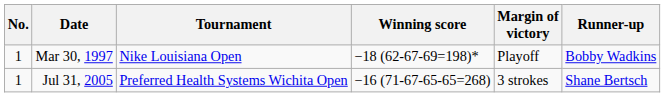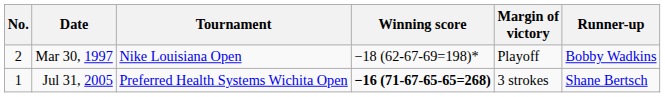(18, 56) 1 -> (18, 56) 2
(422, 80) normal -> (423, 80) bold
